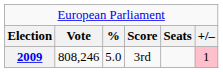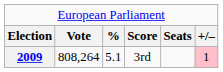(79, 57) 808,246 -> (79, 57) 808,264
(113, 57) 5.0 -> (113, 57) 5.1
